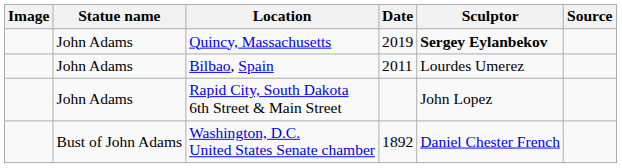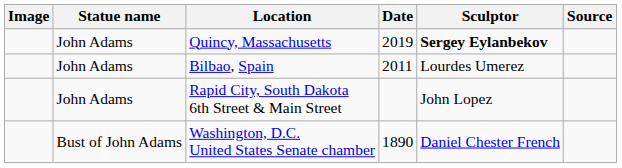(398, 141) 1892 -> (398, 141) 1890
